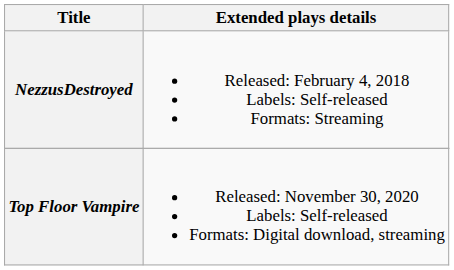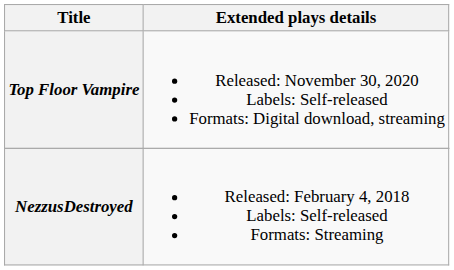rows swapped: (74, 89) <-> (74, 206)
